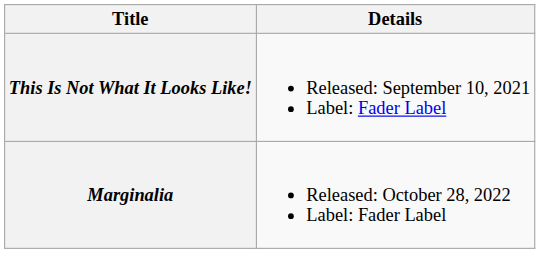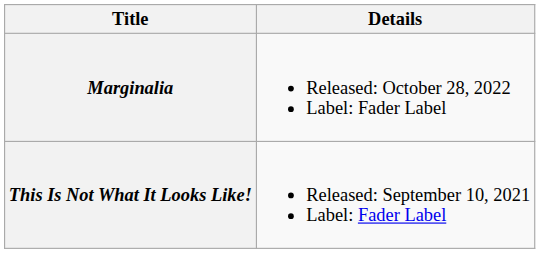rows swapped: (130, 87) <-> (130, 194)
